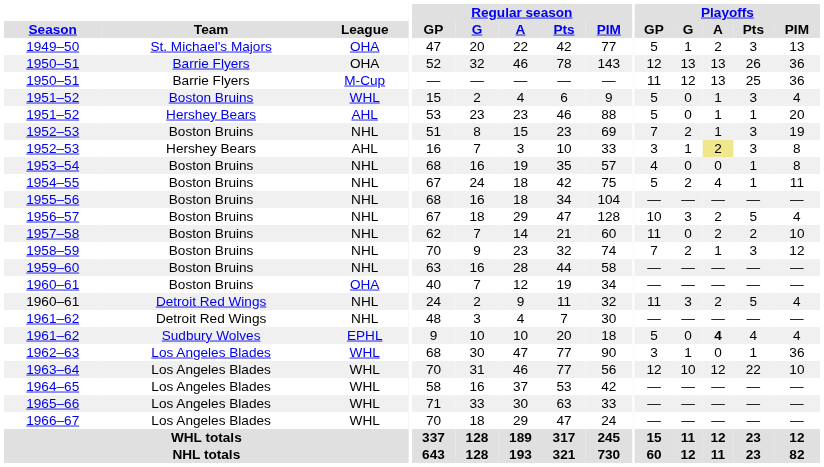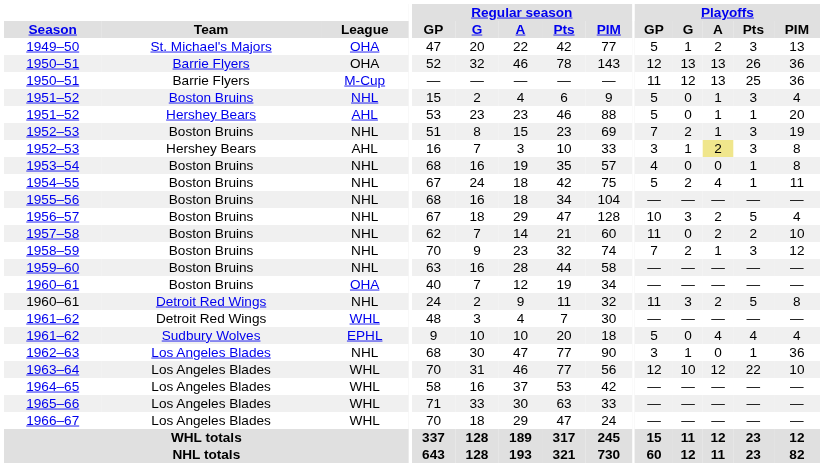(365, 97) WHL -> (365, 97) NHL
(797, 301) 4 -> (797, 301) 8
(365, 318) NHL -> (365, 318) WHL
(718, 335) bold -> (718, 335) normal
(365, 352) WHL -> (365, 352) NHL
